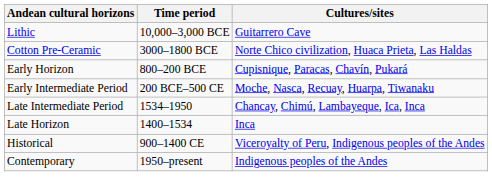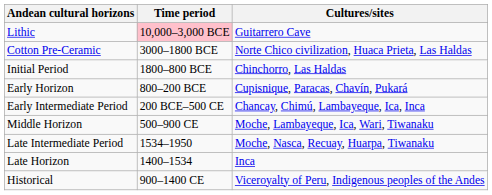(185, 32) no background -> (185, 32) pink background
+ row: (38, 69)
(334, 87) Moche, Nasca, Recuay, Huarpa, Tiwanaku -> (330, 106) Chancay, Chimú, Lambayeque, Ica, Inca
+ row: (45, 124)
(330, 106) Chancay, Chimú, Lambayeque, Ica, Inca -> (334, 143) Moche, Nasca, Recuay, Huarpa, Tiwanaku
- row: (41, 161)
